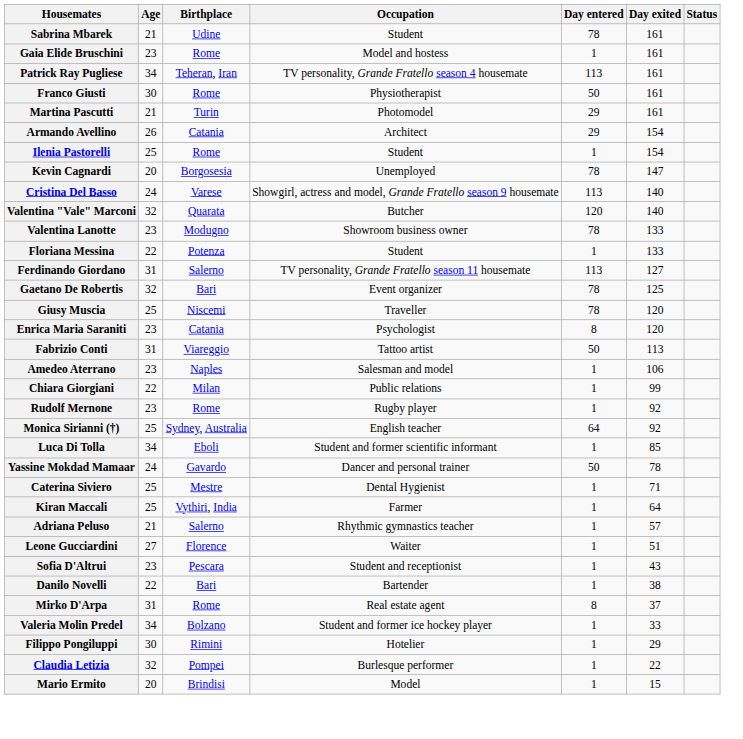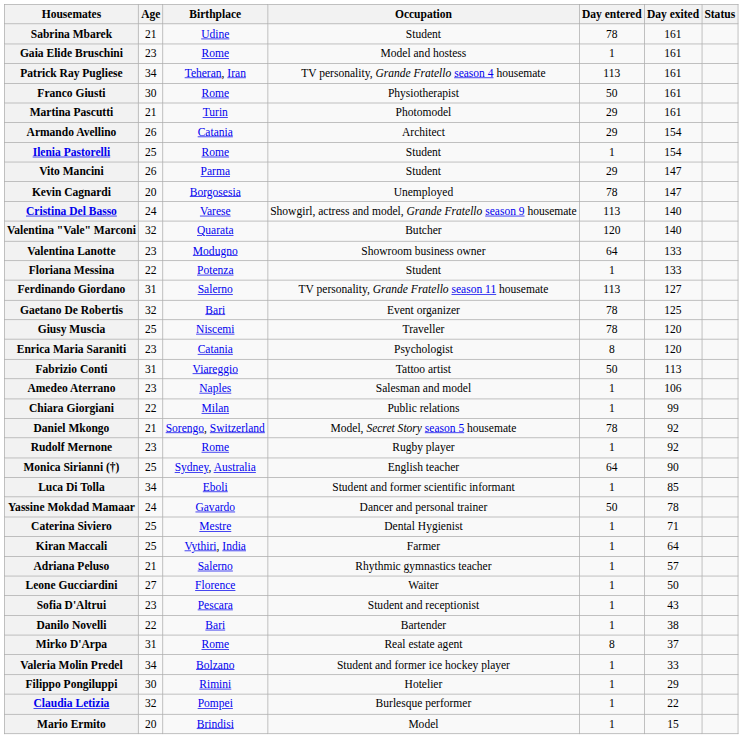+ row: (71, 172)
(594, 231) 78 -> (612, 250) 64
+ row: (71, 428)
(655, 428) 92 -> (673, 467) 90
(655, 546) 51 -> (673, 585) 50
